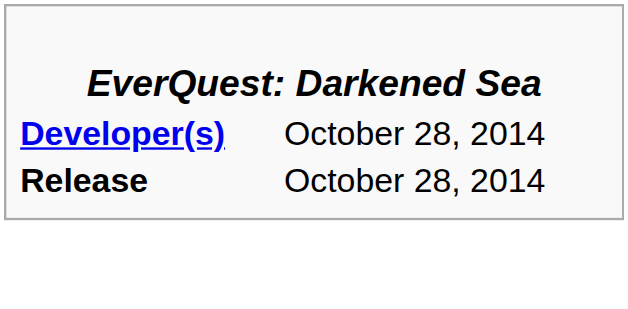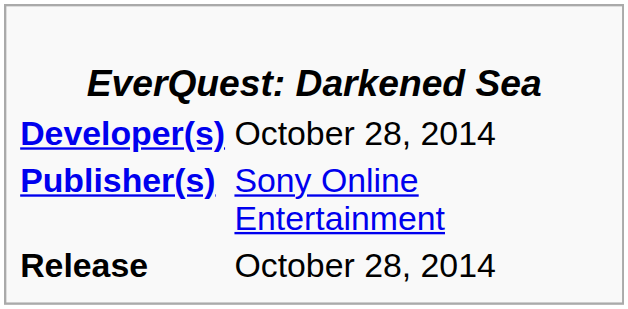+ row: (118, 180)
